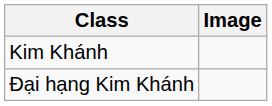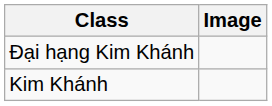rows swapped: (102, 84) <-> (59, 52)
